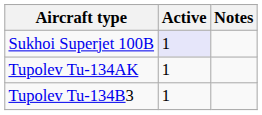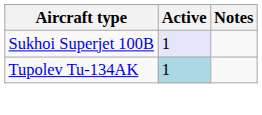(166, 69) no background -> (166, 69) lightblue background
- row: (71, 95)
